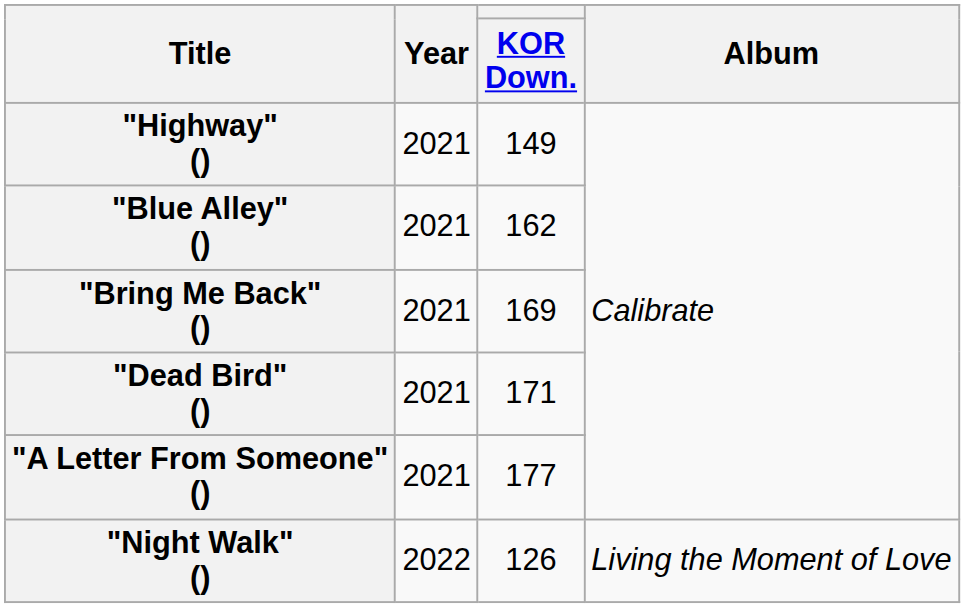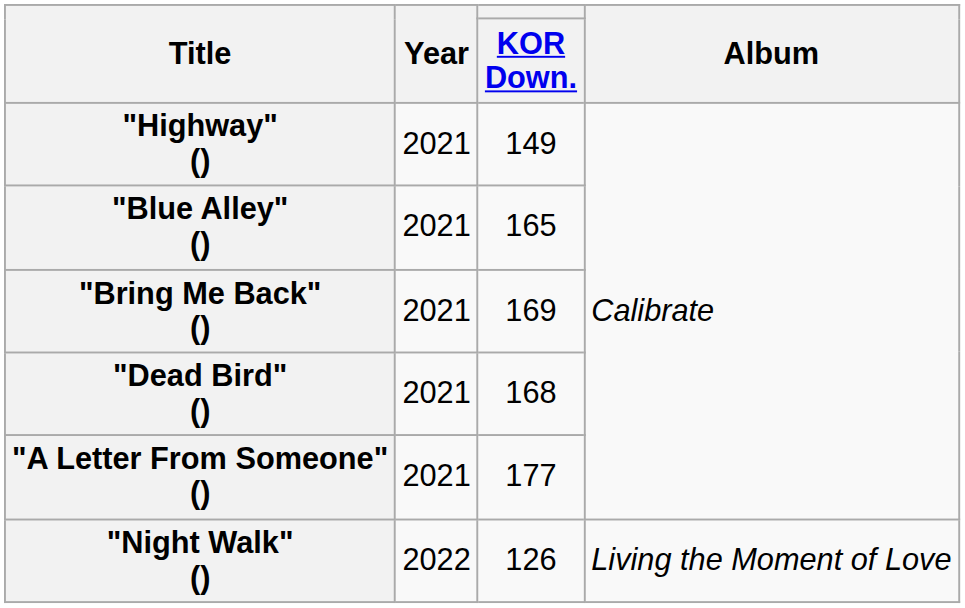(531, 226) 162 -> (531, 226) 165
(531, 393) 171 -> (531, 393) 168
